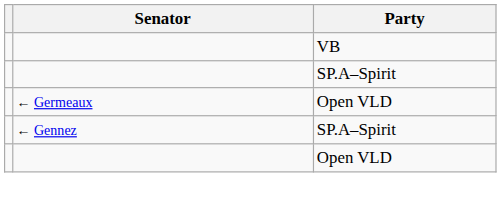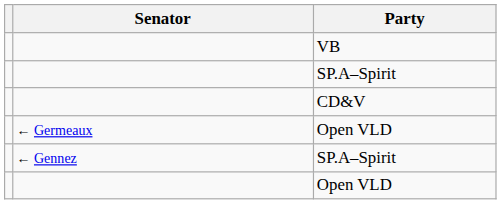+ row: (163, 102)
